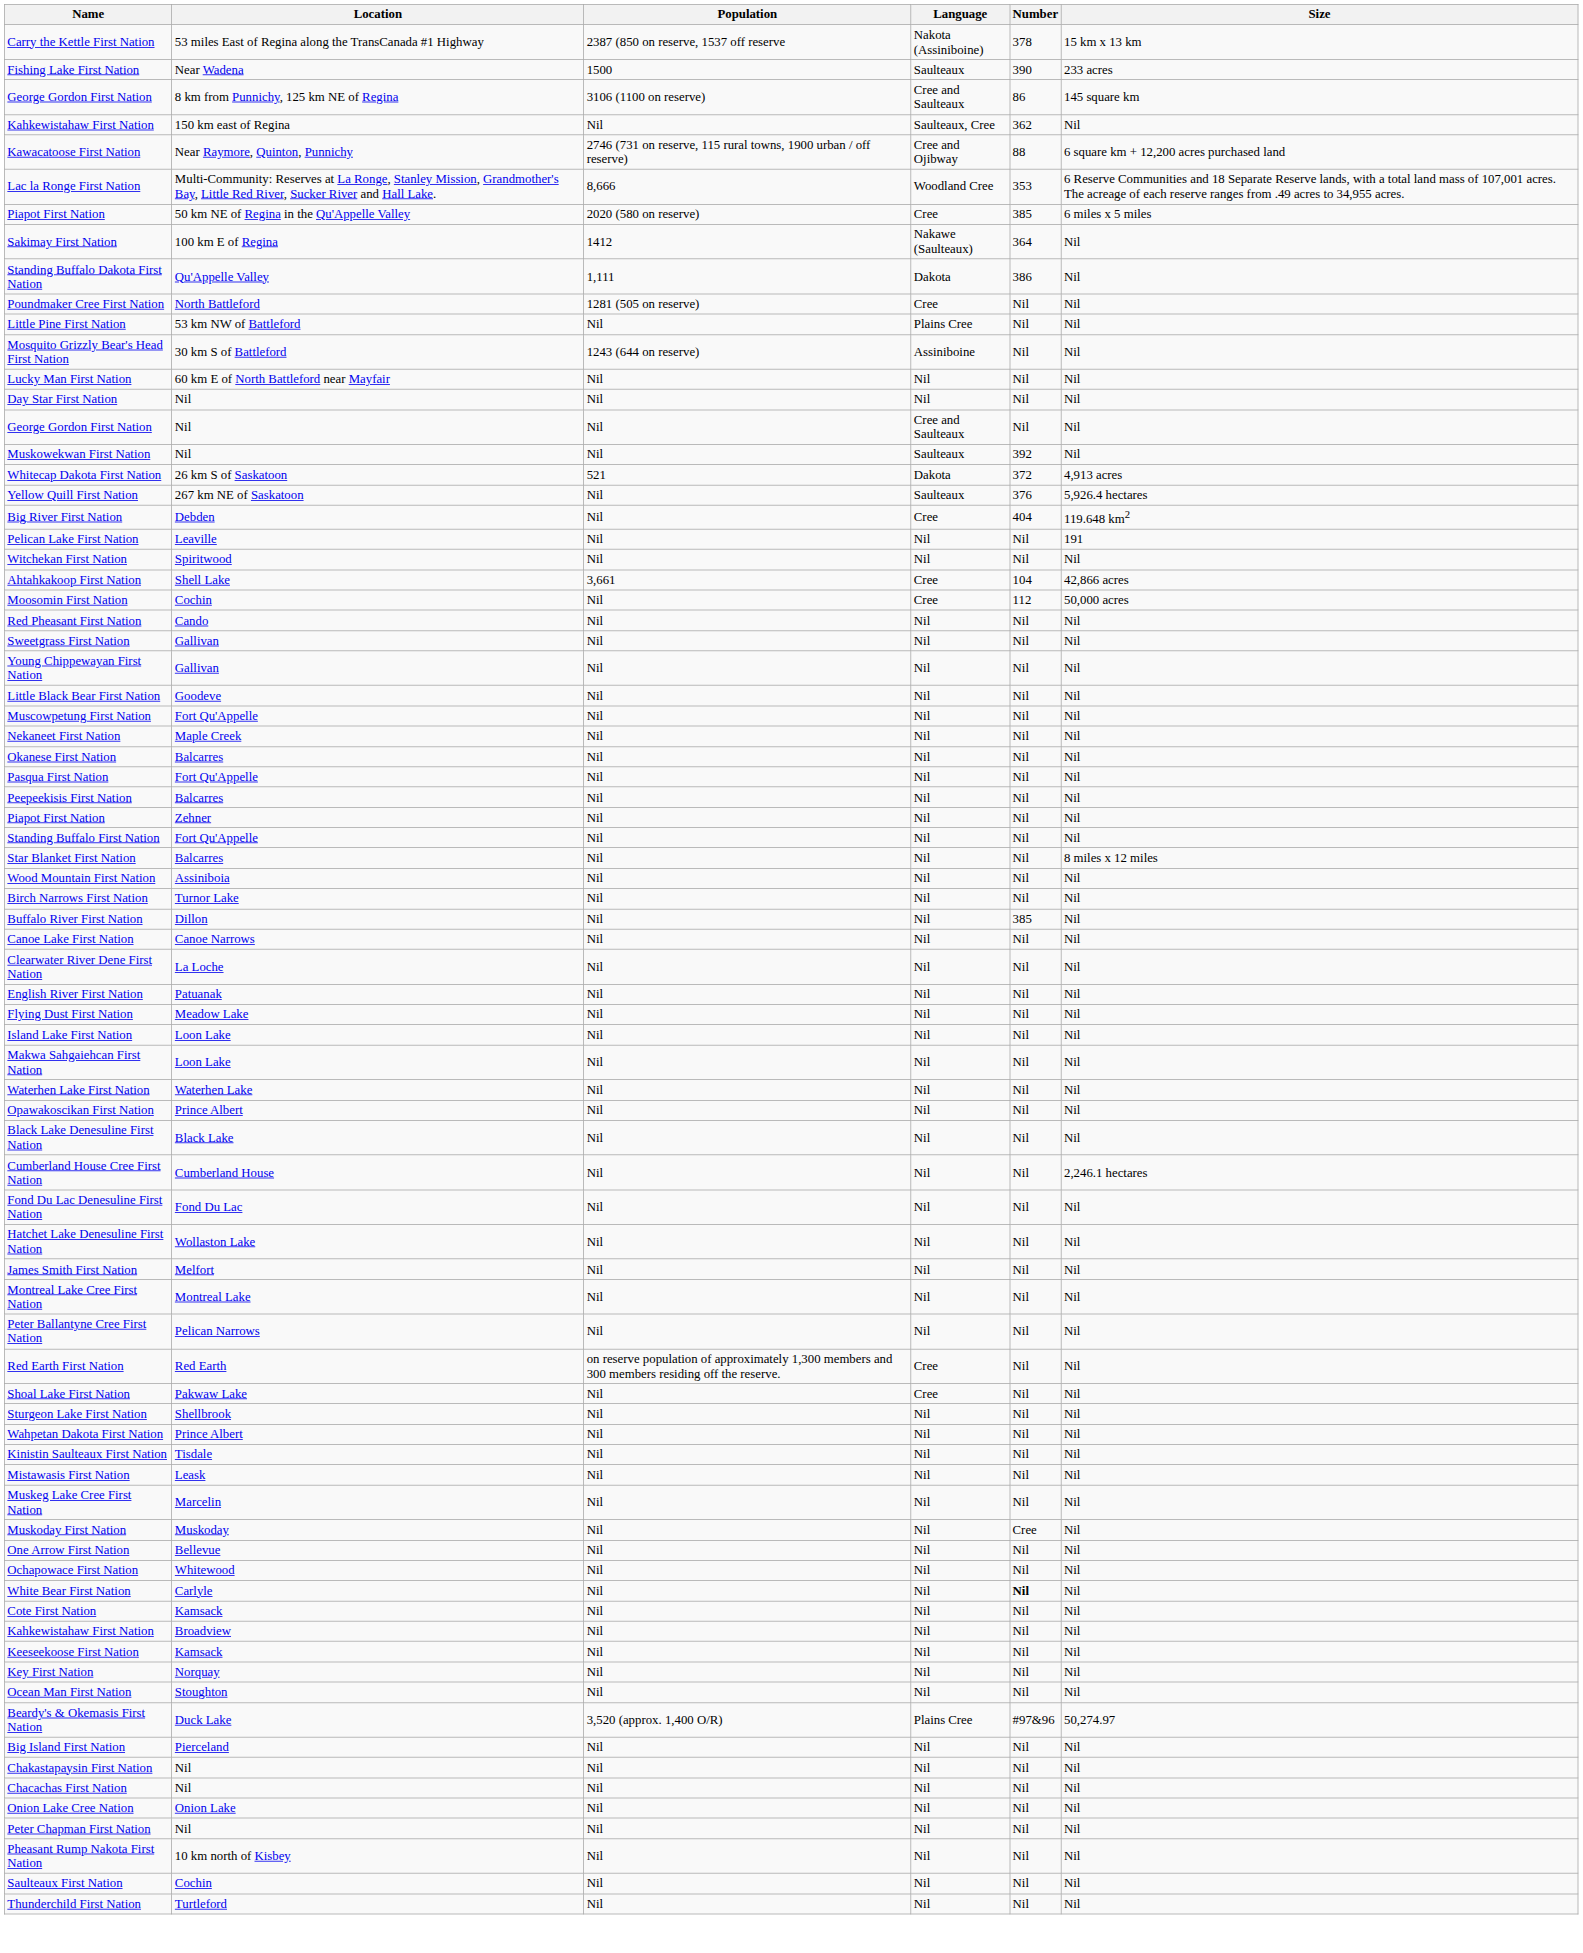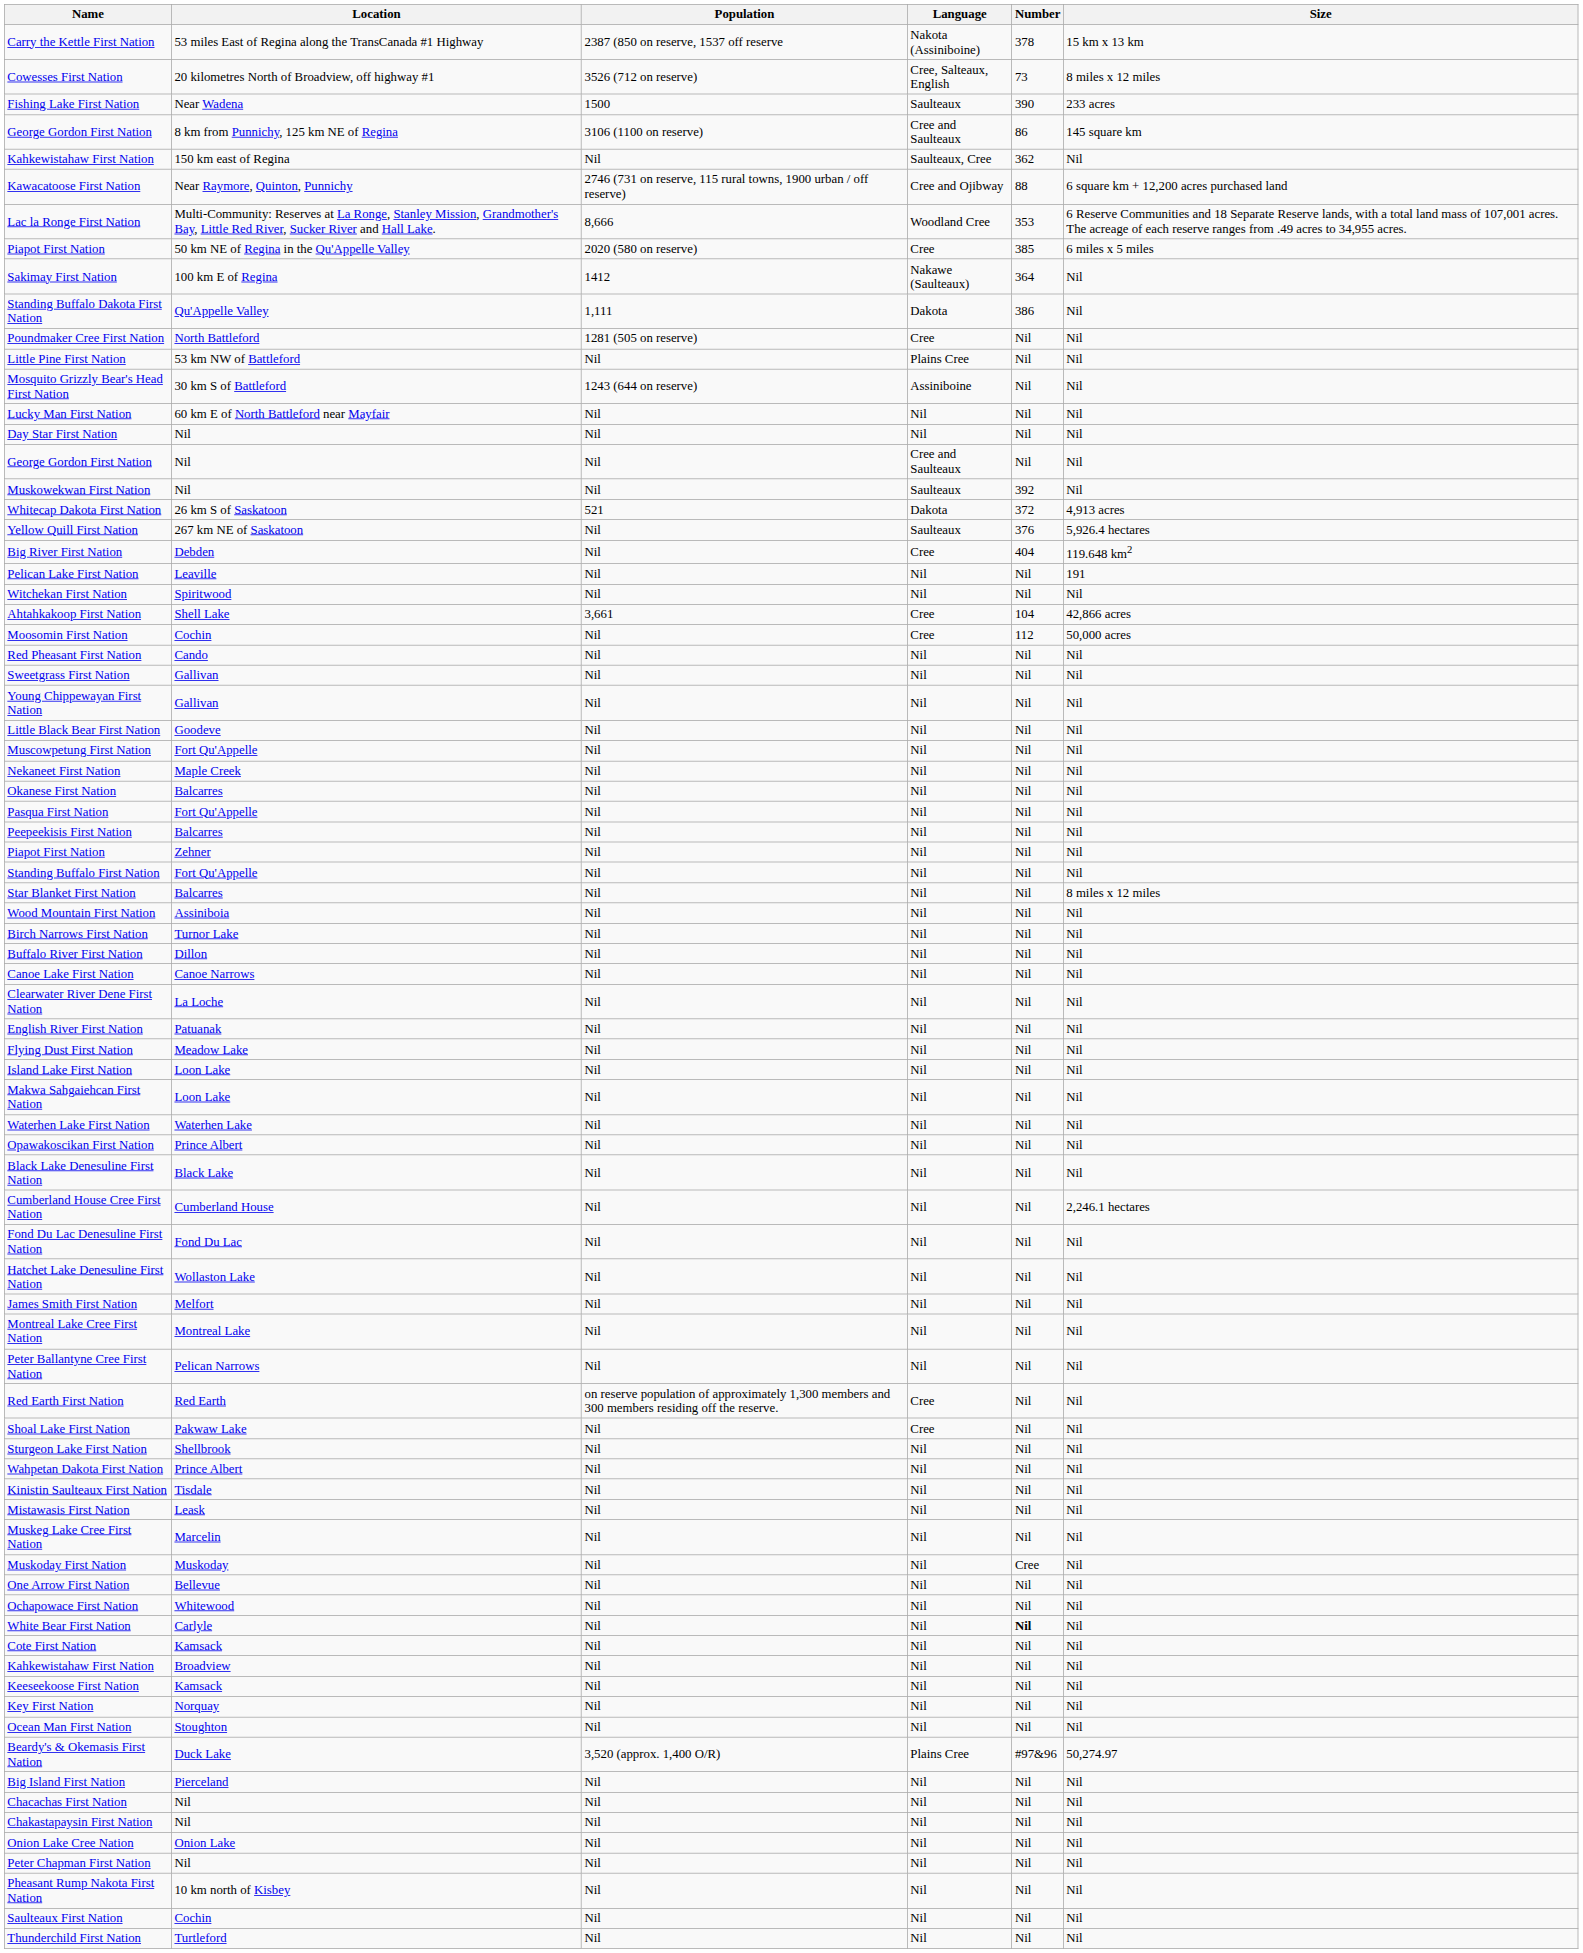+ row: (65, 76)
(1022, 919) 385 -> (1023, 953) Nil
rows swapped: (67, 1788) <-> (80, 1767)
